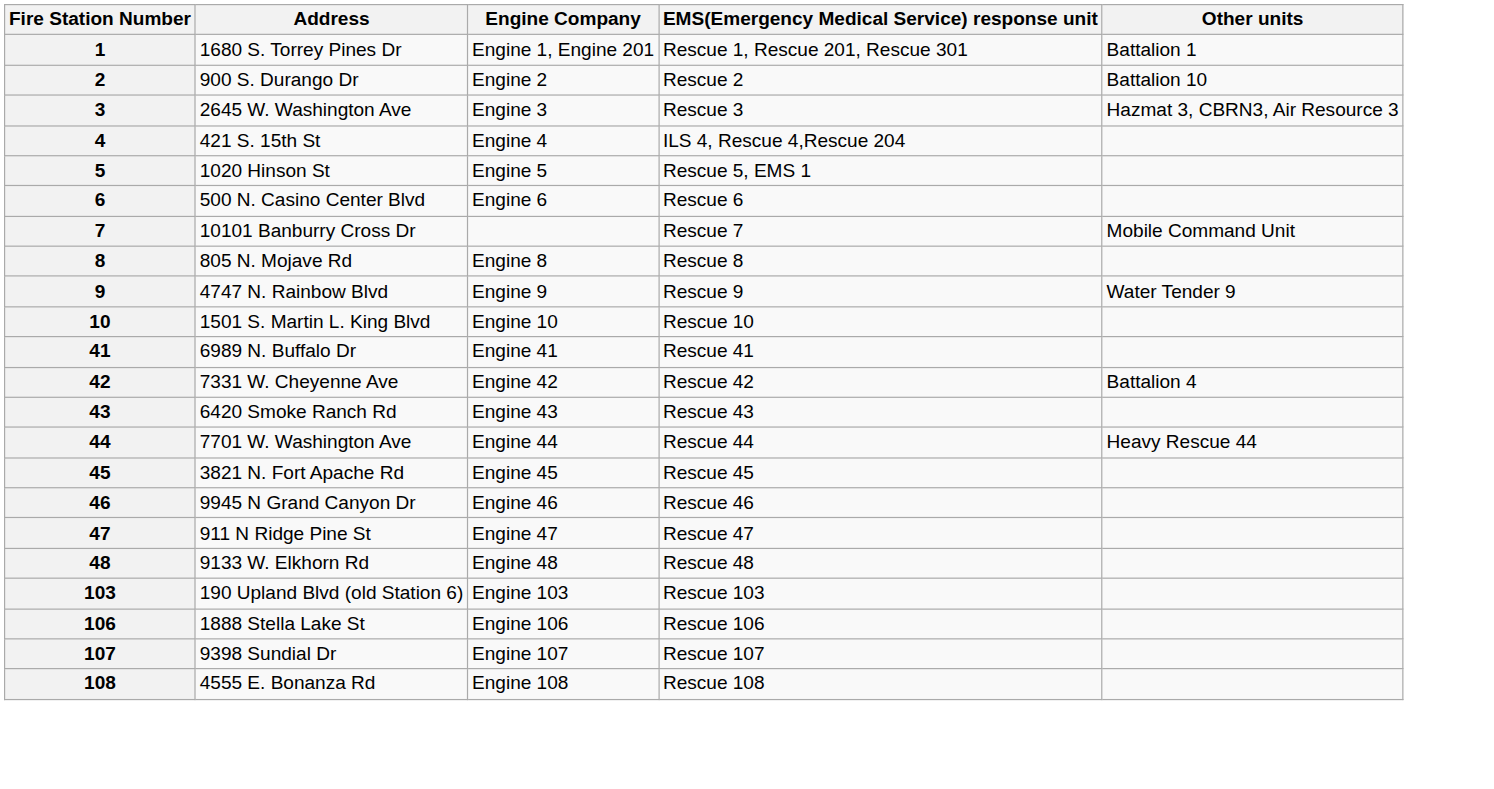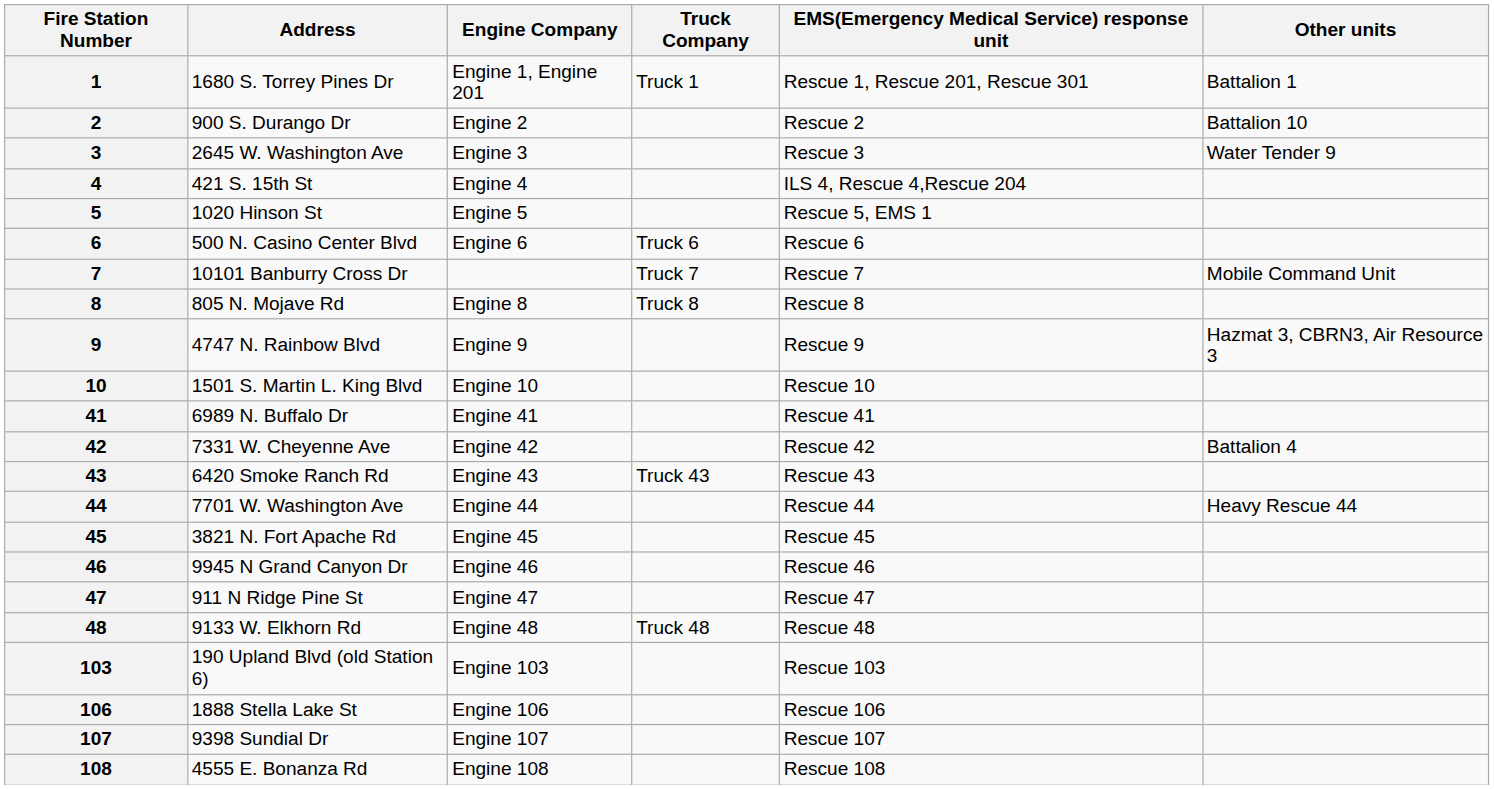+ column: (706, 30)
(1253, 110) Hazmat 3, CBRN3, Air Resource 3 -> (1271, 153) Water Tender 9
(1171, 291) Water Tender 9 -> (1345, 344) Hazmat 3, CBRN3, Air Resource 3
